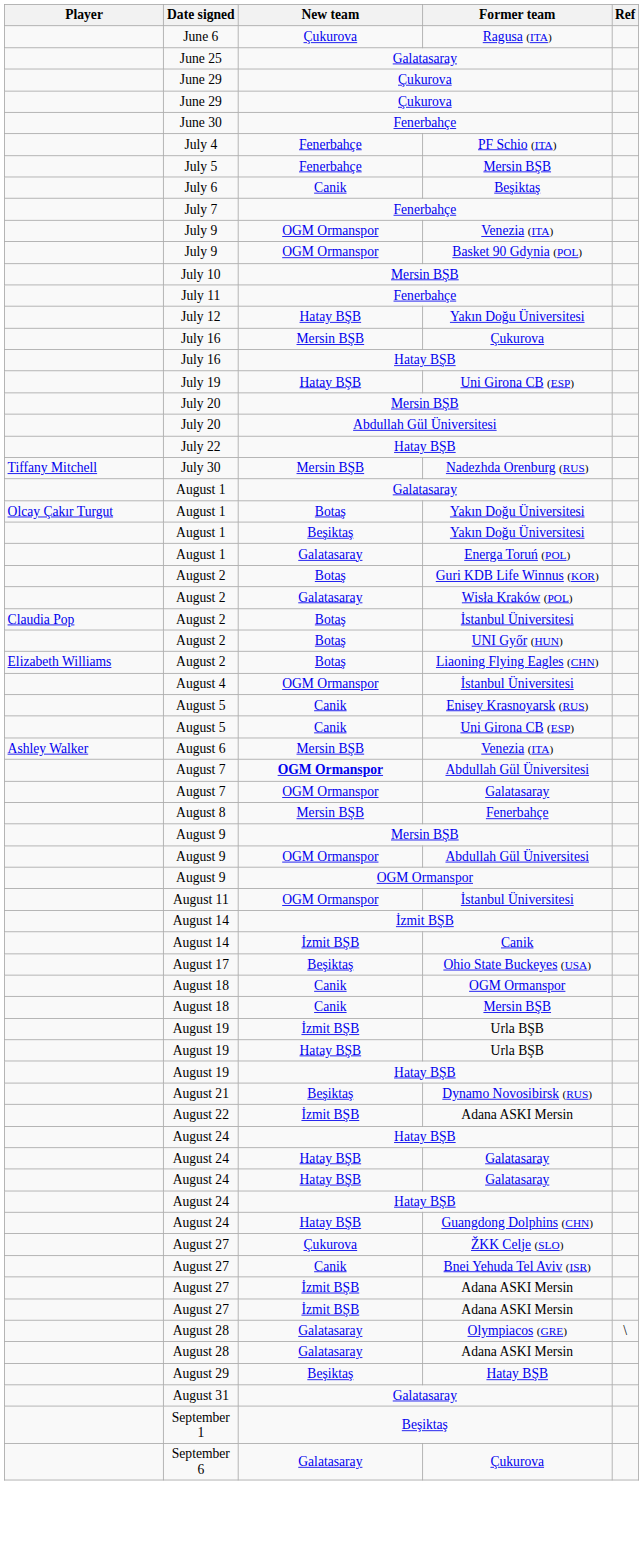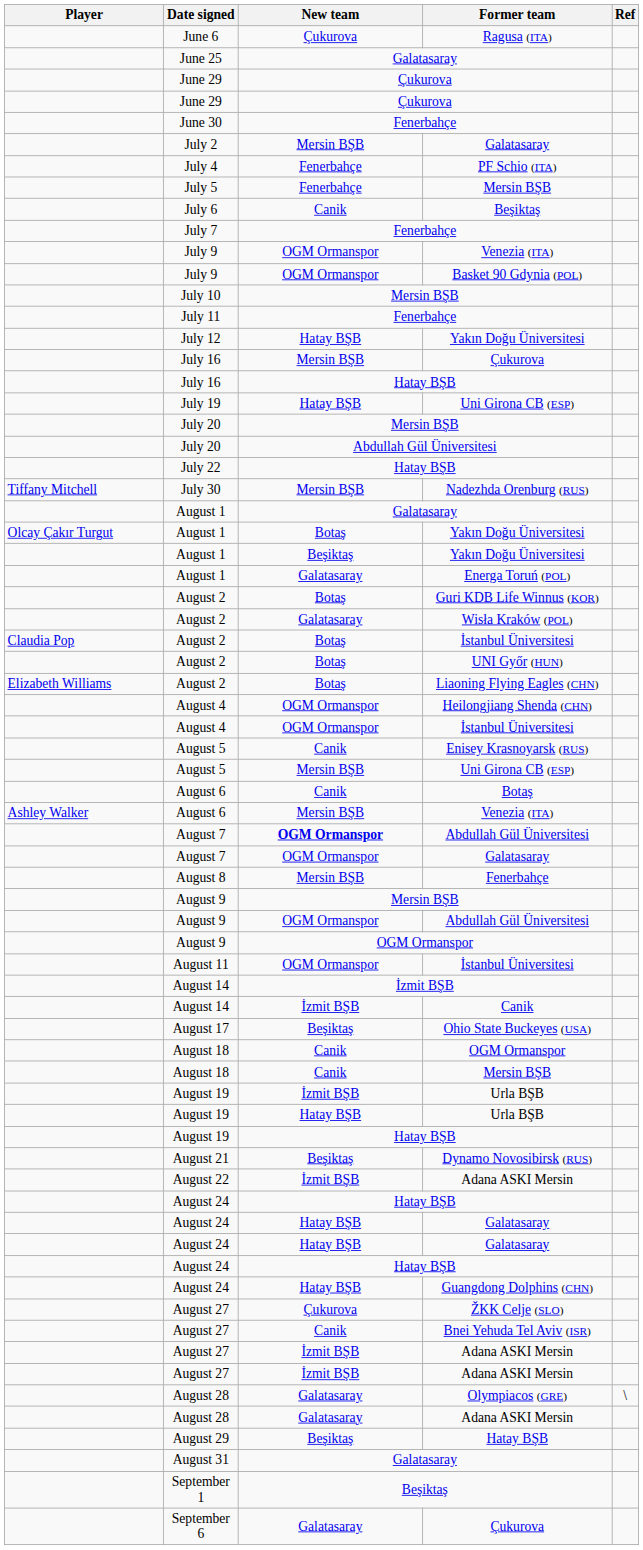+ row: (201, 144)
+ row: (201, 705)
(330, 727) Canik -> (330, 770) Mersin BŞB
+ row: (201, 791)
